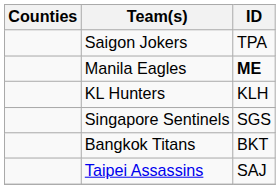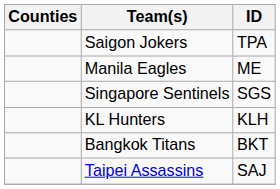(249, 68) bold -> (249, 68) normal
rows swapped: (125, 94) <-> (157, 119)
